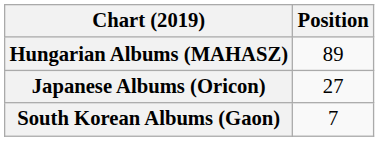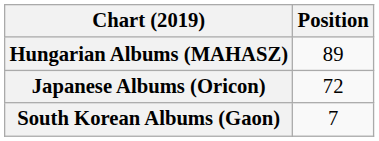(333, 86) 27 -> (333, 86) 72
